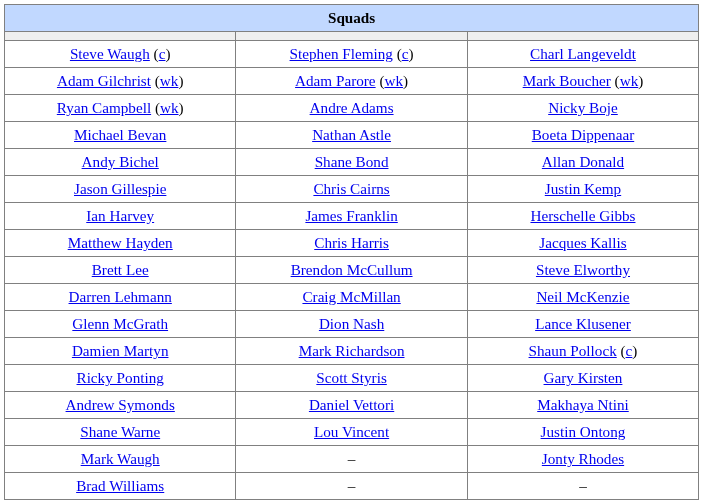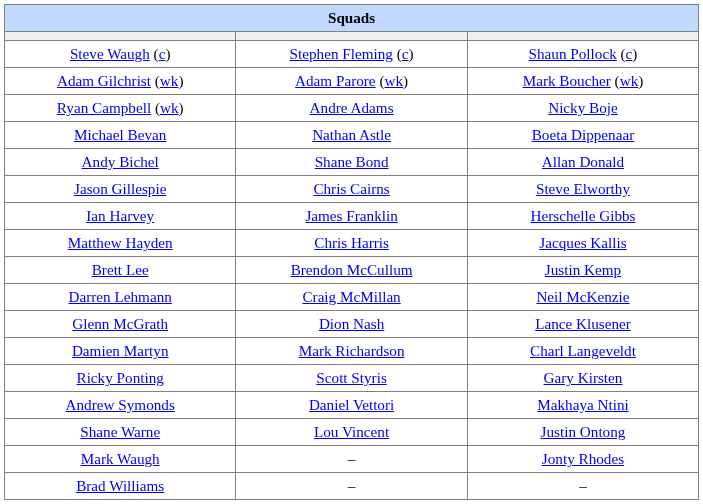(583, 54) Charl Langeveldt -> (583, 54) Shaun Pollock (c)
(583, 188) Justin Kemp -> (583, 188) Steve Elworthy
(583, 270) Steve Elworthy -> (583, 270) Justin Kemp
(583, 350) Shaun Pollock (c) -> (583, 350) Charl Langeveldt
